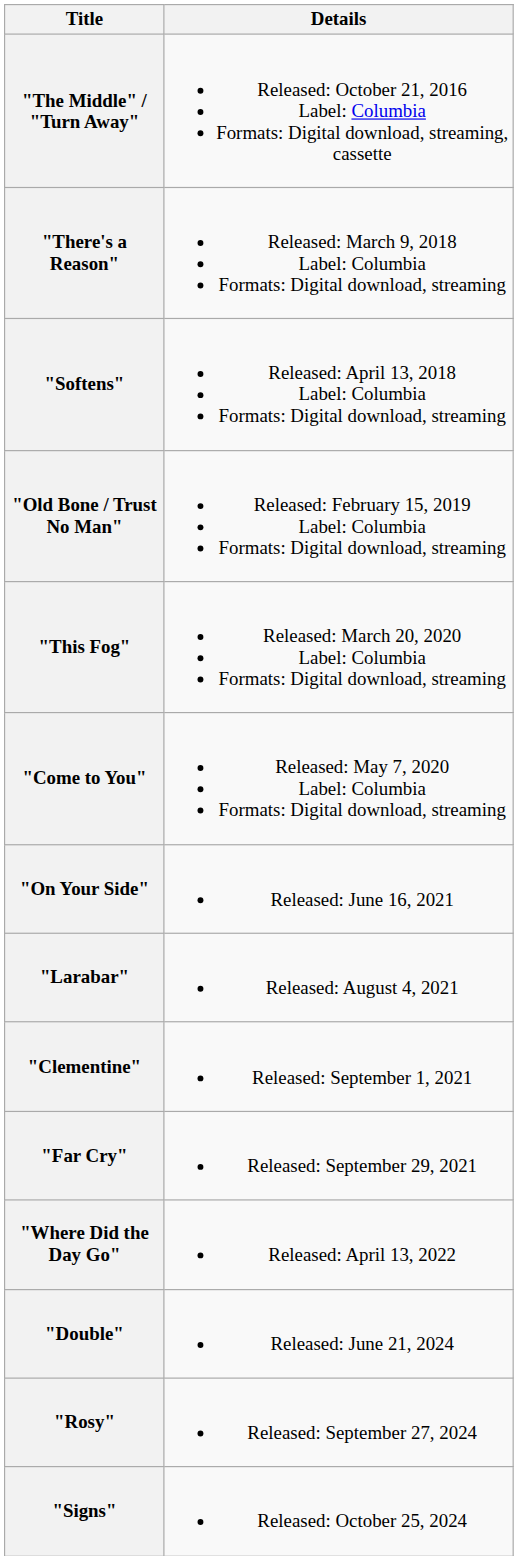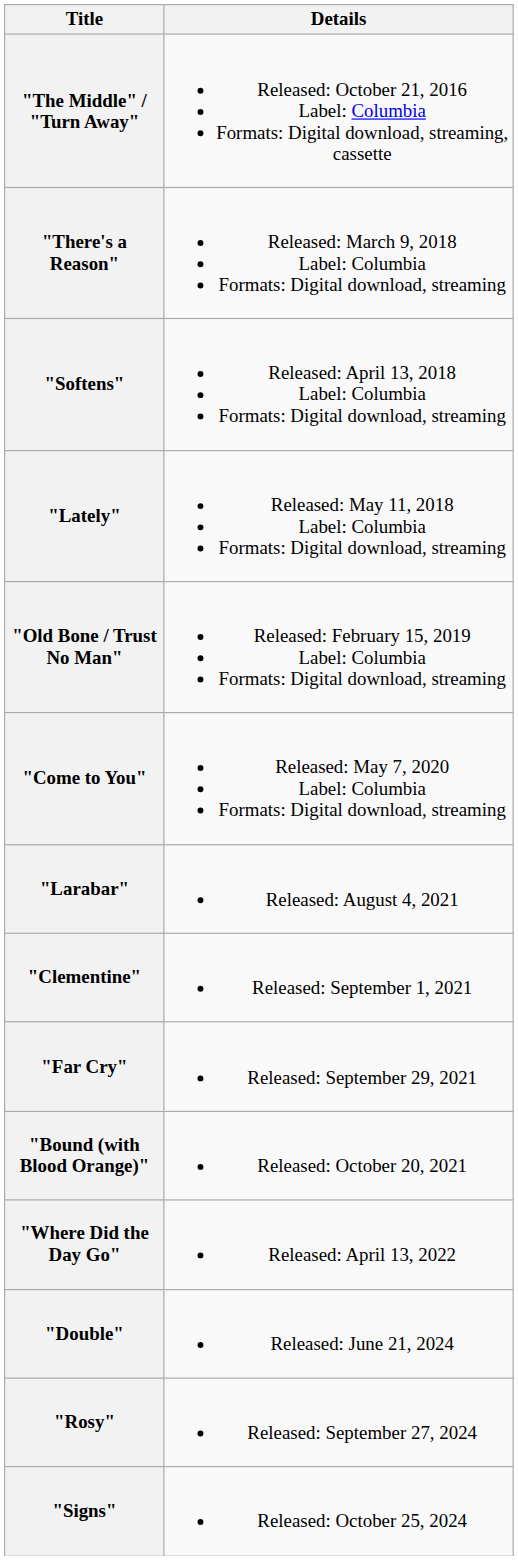+ row: (84, 515)
- row: (84, 647)
- row: (84, 888)
+ row: (84, 1155)
